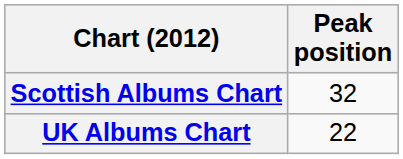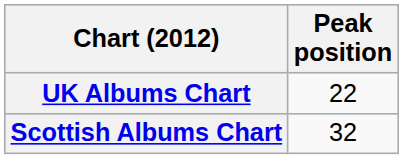rows swapped: (146, 93) <-> (146, 133)
